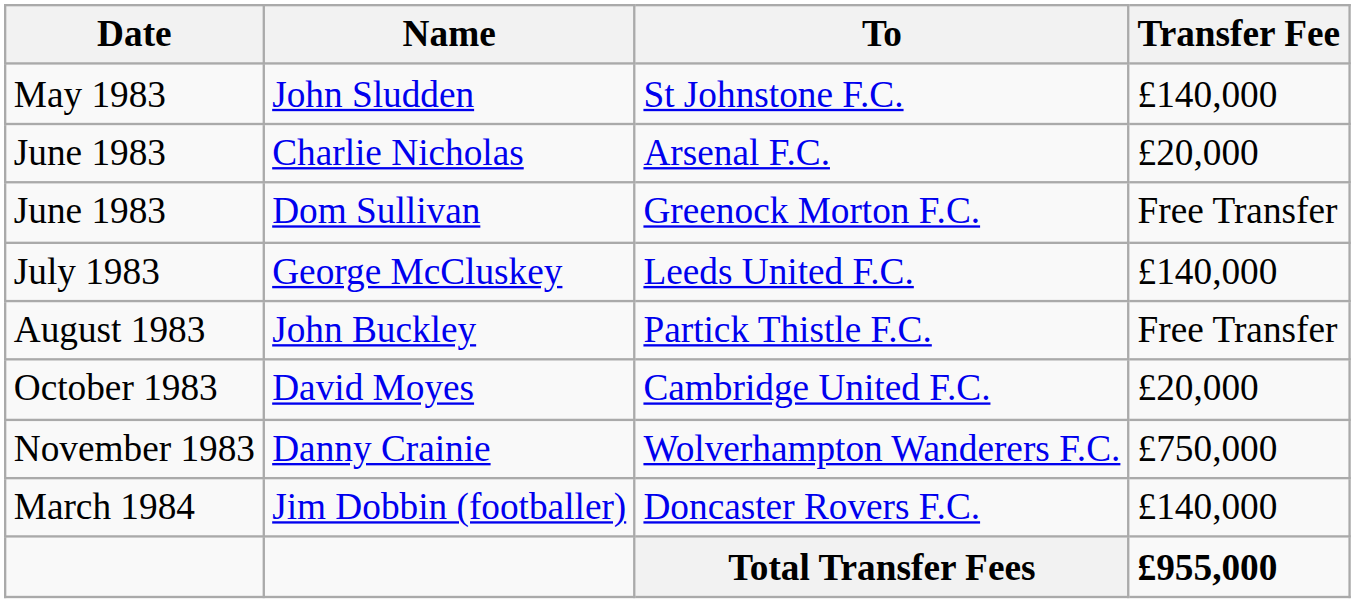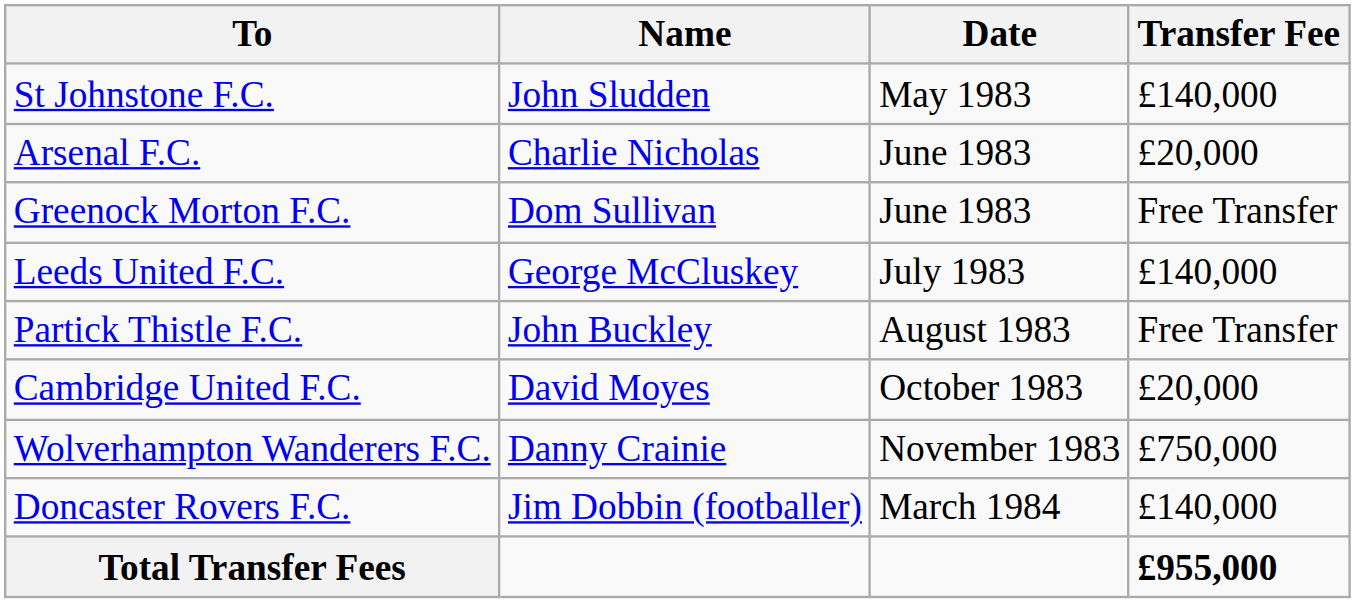columns swapped: (134, 34) <-> (882, 34)
